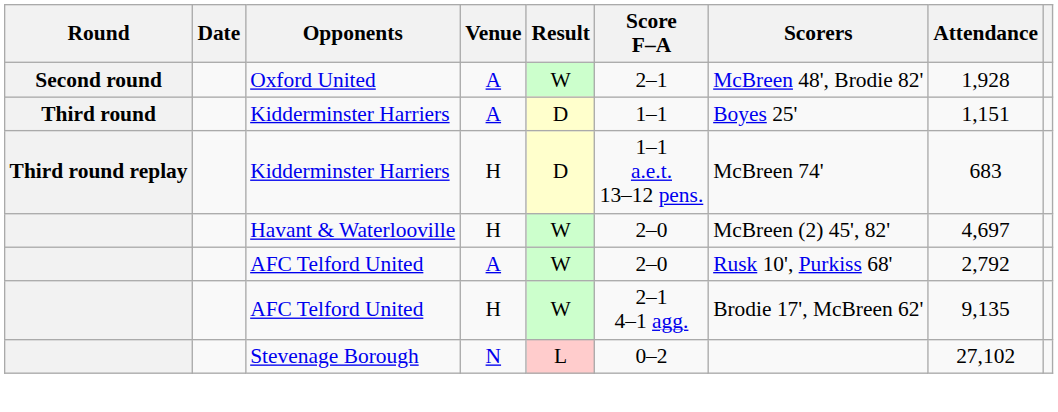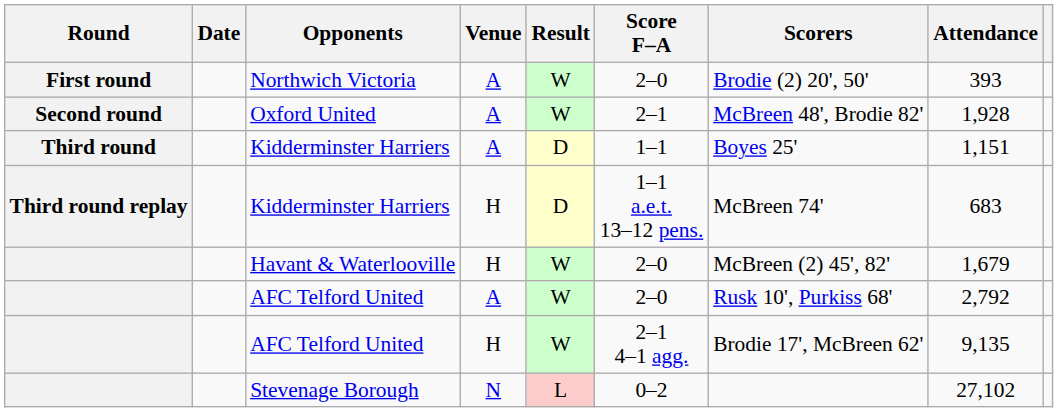+ row: (333, 79)
(986, 229) 4,697 -> (986, 263) 1,679
